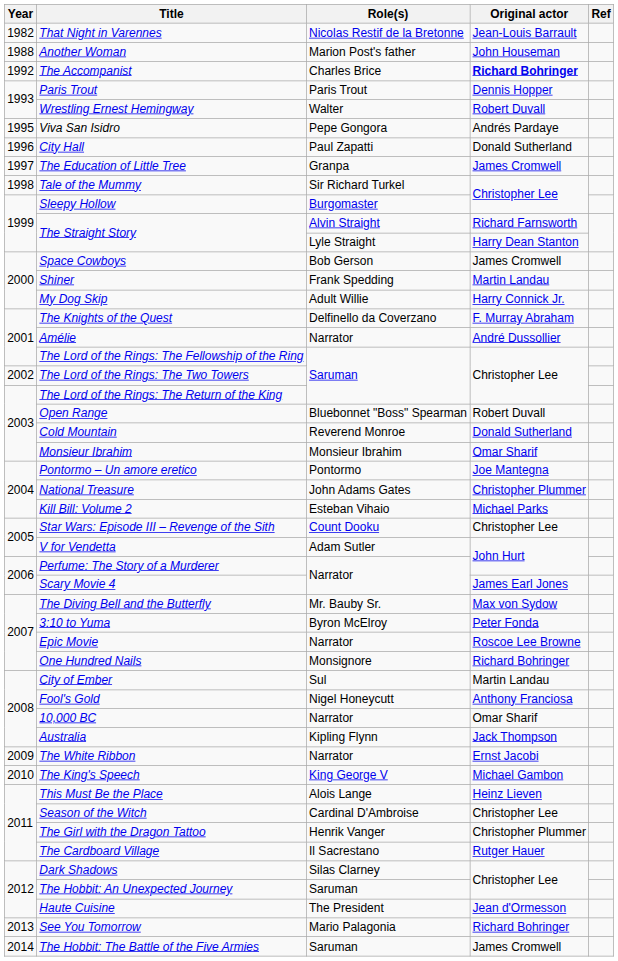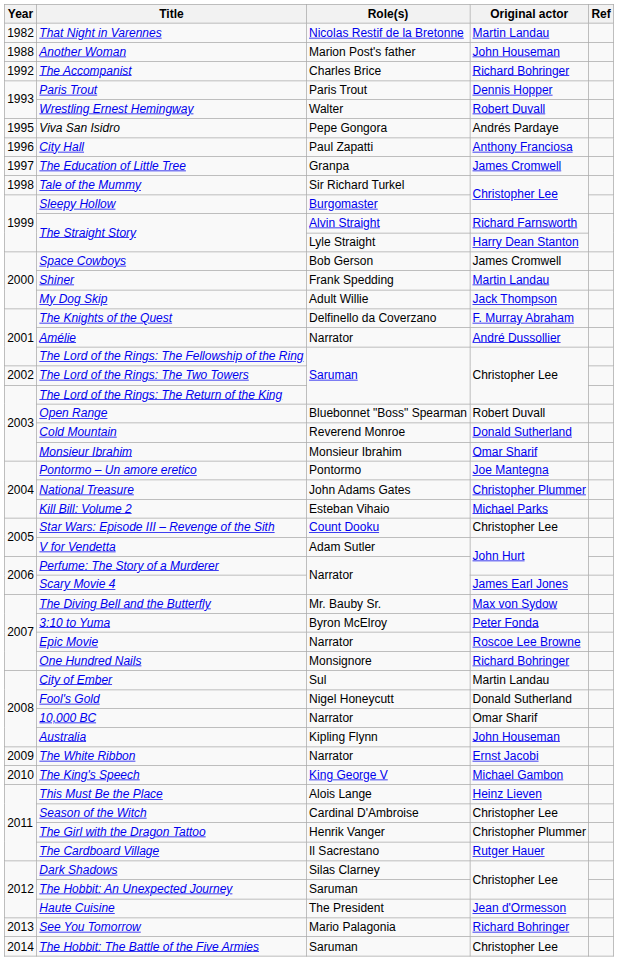(525, 33) Jean-Louis Barrault -> (511, 33) Martin Landau
(525, 71) bold -> (521, 71) normal
(522, 147) Donald Sutherland -> (523, 147) Anthony Franciosa
(519, 299) Harry Connick Jr. -> (515, 299) Jack Thompson
(523, 699) Anthony Franciosa -> (522, 699) Donald Sutherland
(515, 737) Jack Thompson -> (516, 737) John Houseman
(517, 946) James Cromwell -> (515, 946) Christopher Lee
